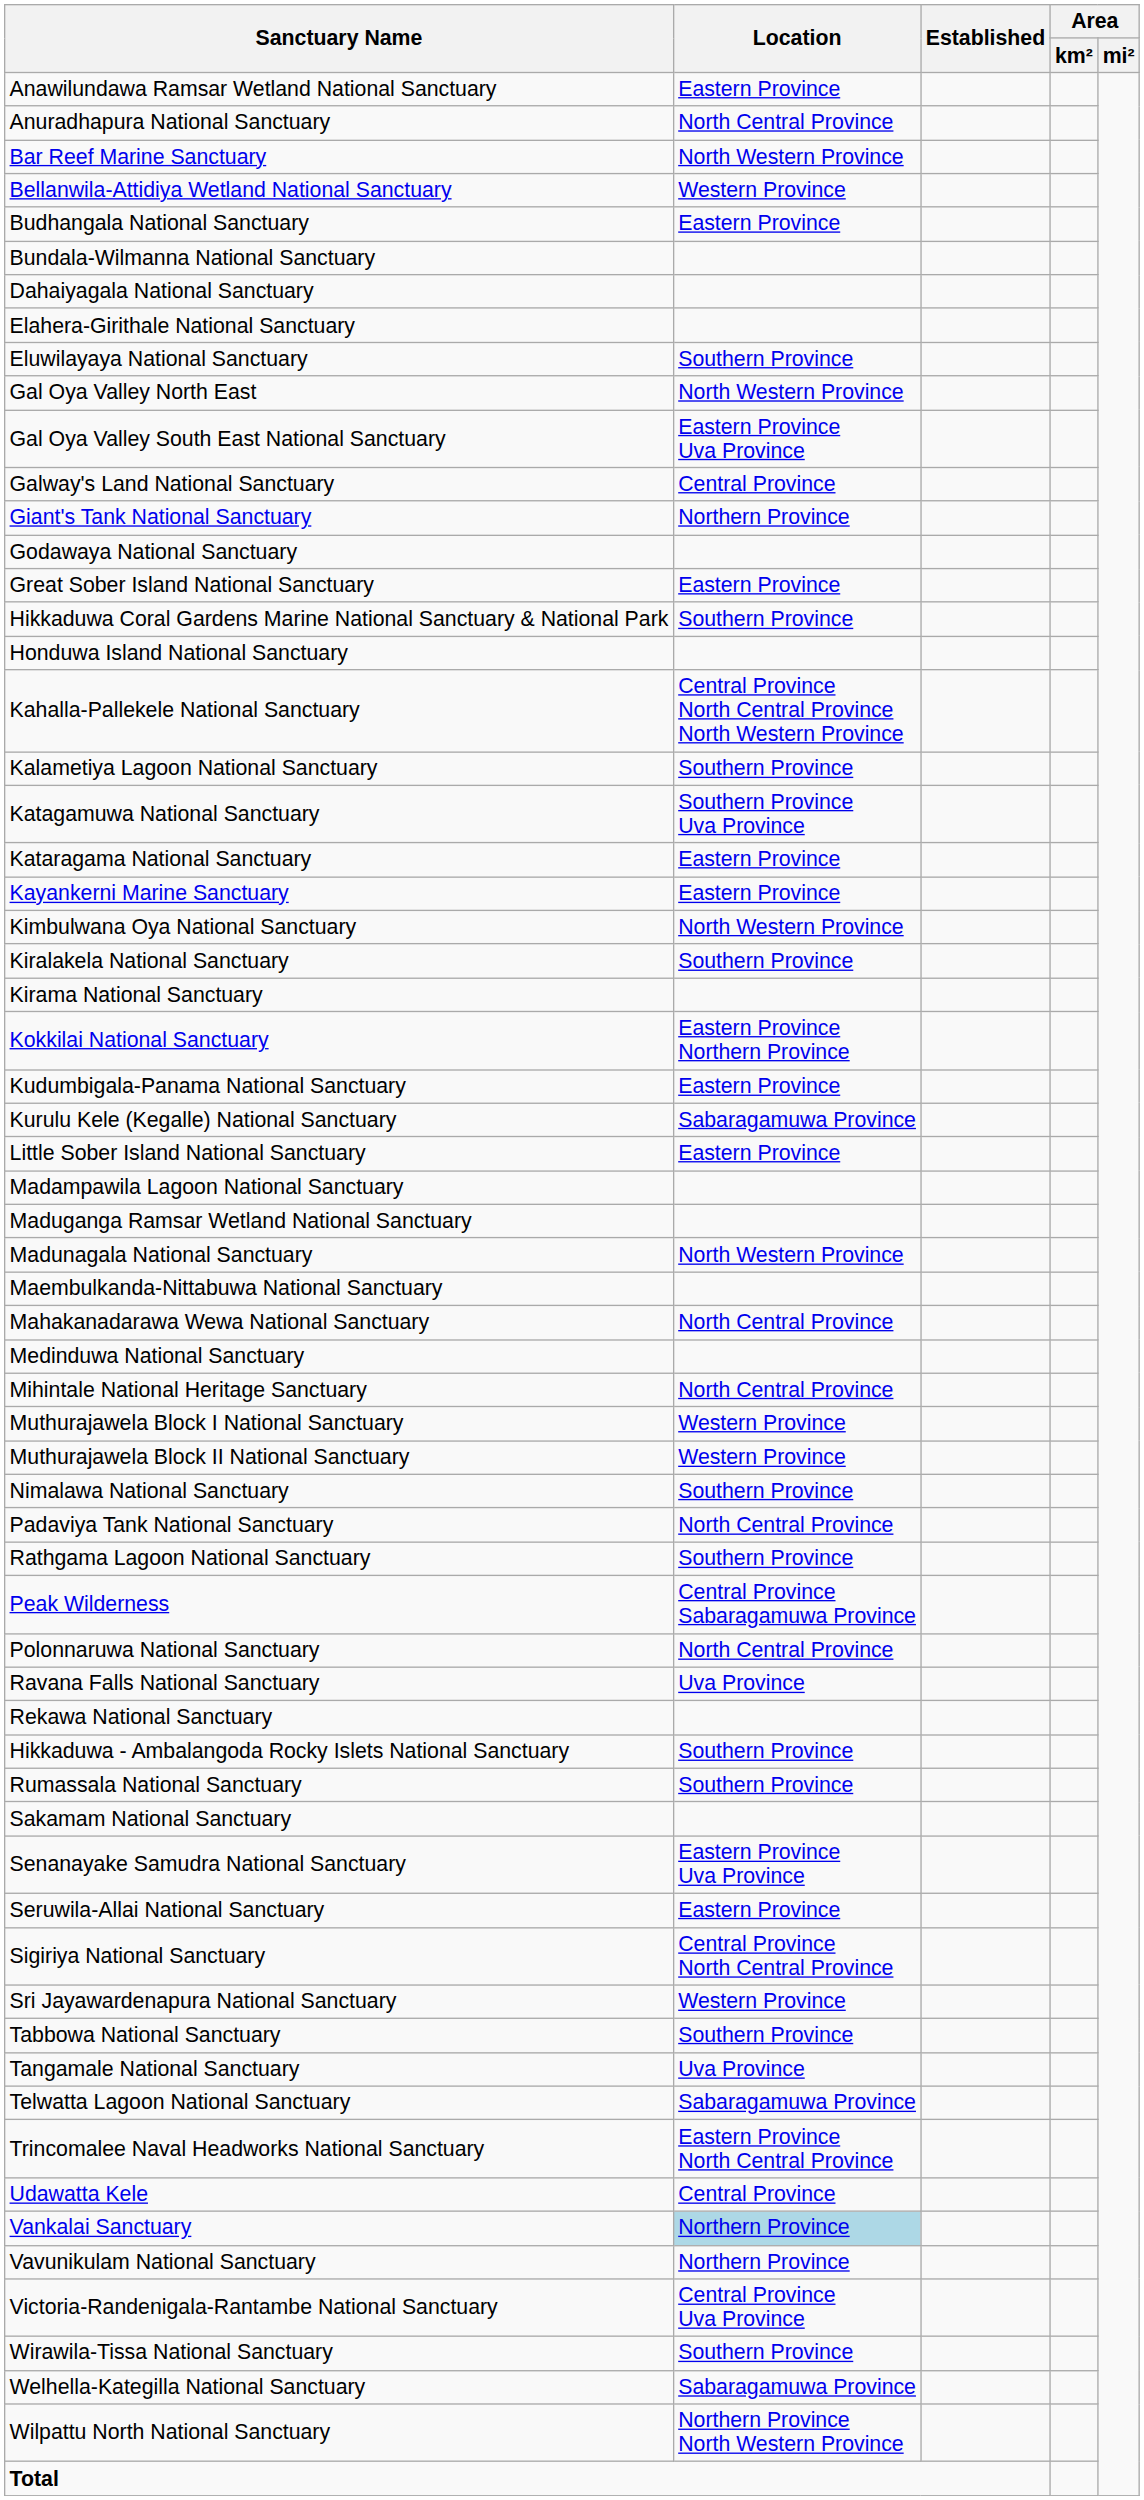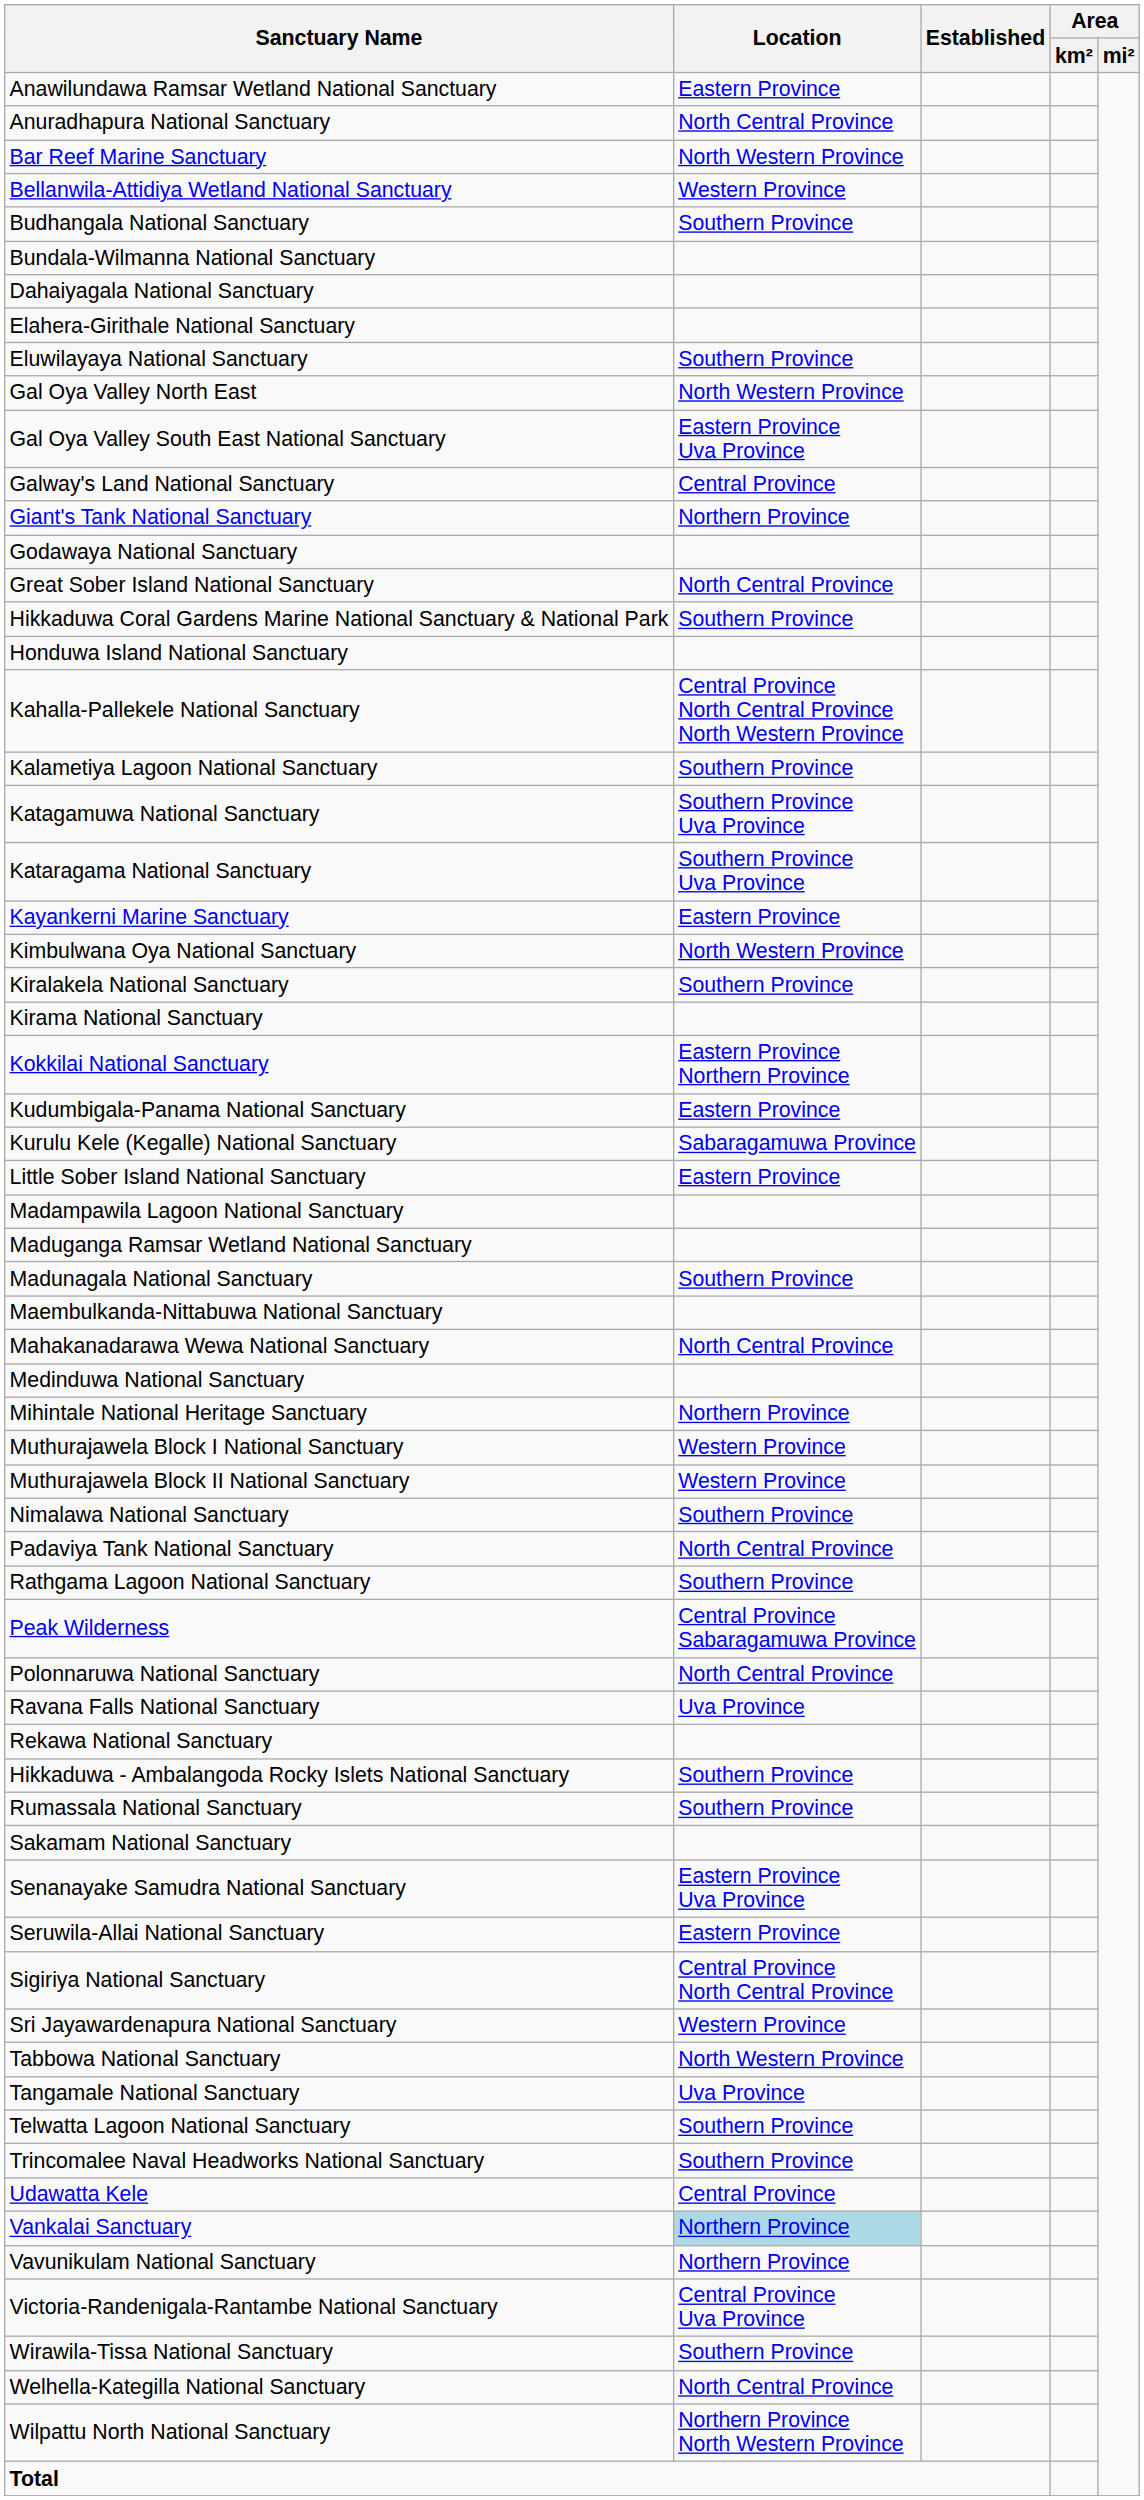(759, 223) Eastern Province -> (766, 223) Southern Province
(759, 585) Eastern Province -> (786, 585) North Central Province
(759, 859) Eastern Province -> (766, 871) Southern Province Uva Province
(791, 1254) North Western Province -> (766, 1278) Southern Province
(786, 1389) North Central Province -> (764, 1413) Northern Province
(766, 2035) Southern Province -> (791, 2059) North Western Province
(797, 2102) Sabaragamuwa Province -> (766, 2126) Southern Province
(786, 2148) Eastern Province North Central Province -> (766, 2160) Southern Province
(797, 2386) Sabaragamuwa Province -> (786, 2386) North Central Province
